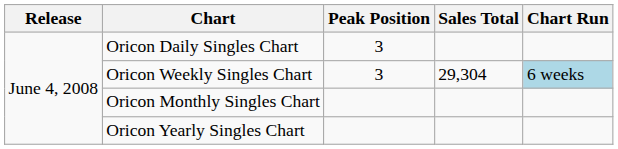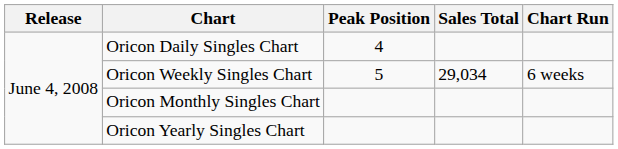(379, 46) 3 -> (379, 46) 4
(379, 74) 3 -> (379, 74) 5
(462, 74) 29,304 -> (462, 74) 29,034
(556, 74) lightblue background -> (556, 74) no background
